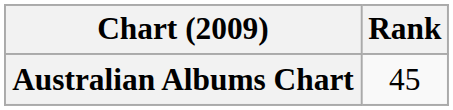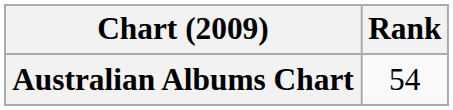(405, 79) 45 -> (405, 79) 54
